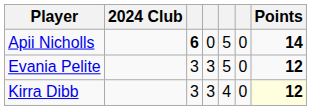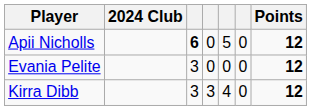(294, 42) 14 -> (294, 42) 12
(211, 67) 3 -> (211, 67) 0
(227, 67) 5 -> (227, 67) 0
(294, 92) lightyellow background -> (294, 92) no background
